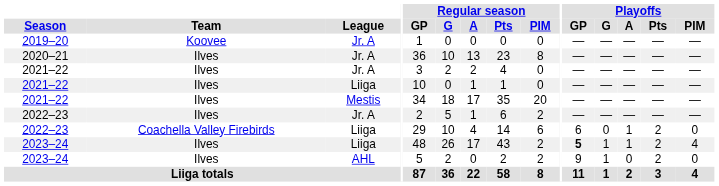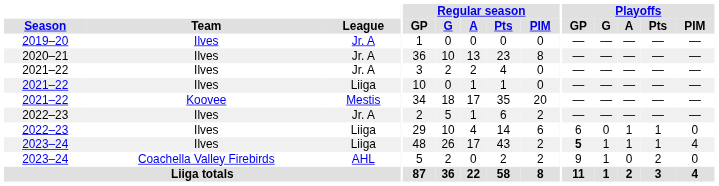(206, 41) Koovee -> (206, 41) Ilves
(206, 100) Ilves -> (206, 100) Koovee
(206, 129) Coachella Valley Firebirds -> (206, 129) Ilves
(658, 129) 2 -> (658, 129) 1
(658, 144) 2 -> (658, 144) 1
(206, 159) Ilves -> (206, 159) Coachella Valley Firebirds
